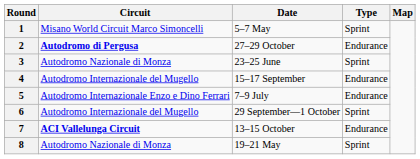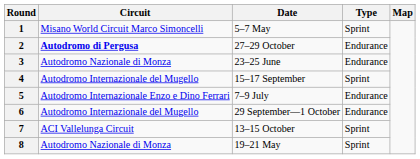(357, 62) Sprint -> (366, 62) Endurance
(366, 78) Endurance -> (357, 78) Sprint
(357, 112) Sprint -> (366, 112) Endurance
(90, 128) bold -> (87, 128) normal
(366, 128) Endurance -> (357, 128) Sprint
